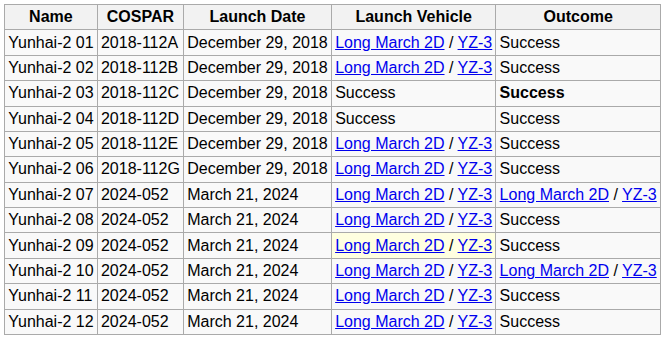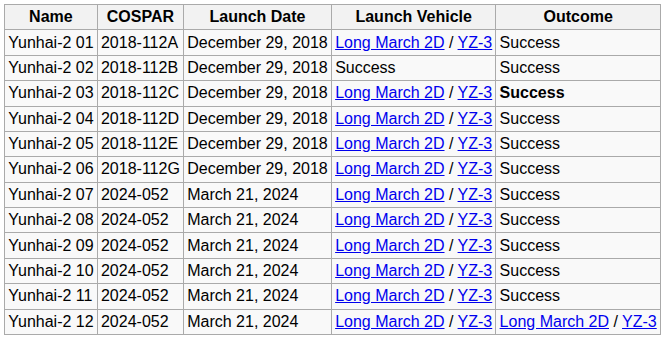(414, 67) Long March 2D / YZ-3 -> (365, 67) Success
(365, 93) Success -> (414, 93) Long March 2D / YZ-3
(365, 118) Success -> (414, 118) Long March 2D / YZ-3
(578, 194) Long March 2D / YZ-3 -> (530, 194) Success
(414, 245) lightyellow background -> (414, 245) no background
(578, 270) Long March 2D / YZ-3 -> (530, 270) Success
(530, 321) Success -> (578, 321) Long March 2D / YZ-3
